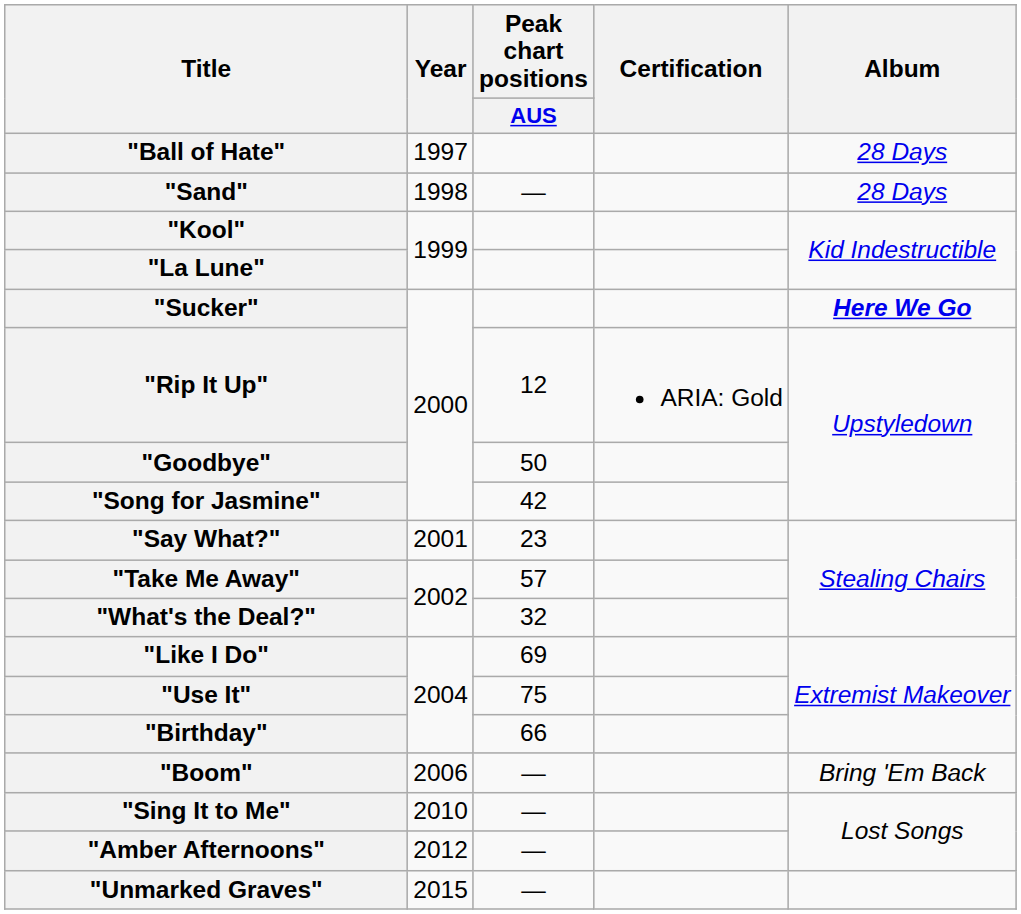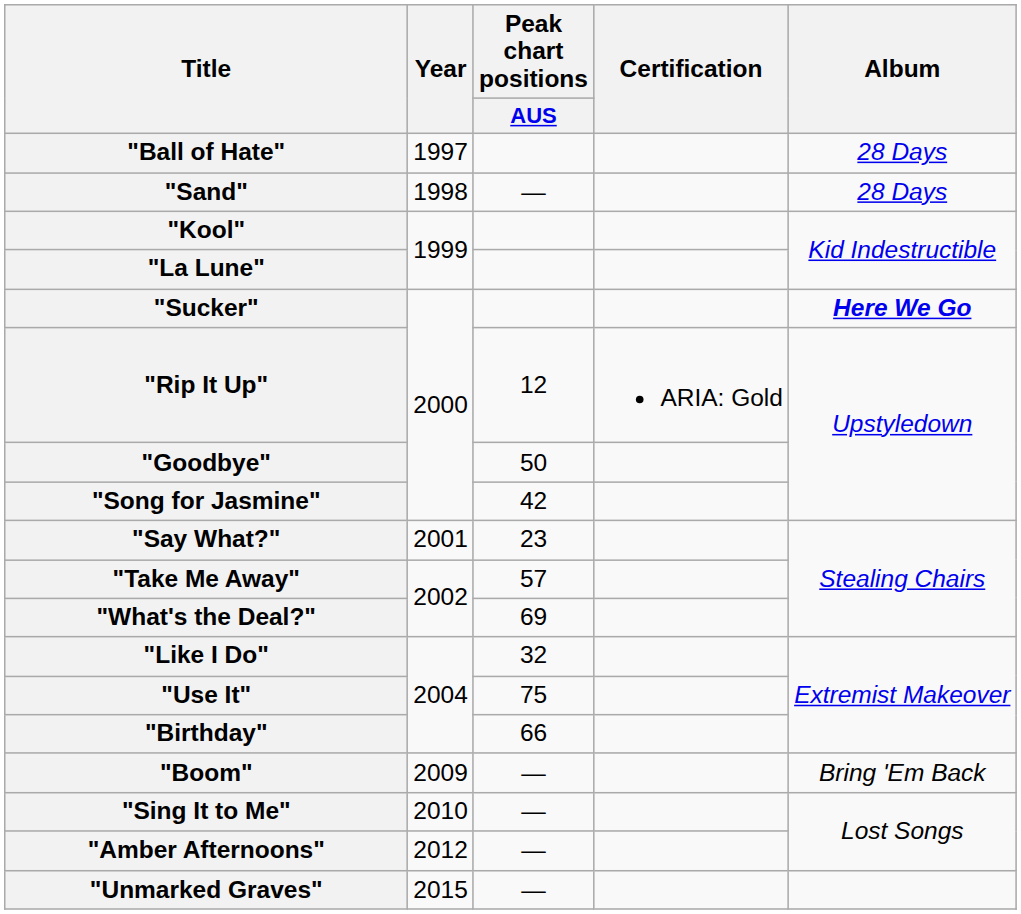(534, 617) 32 -> (534, 617) 69
(534, 656) 69 -> (534, 656) 32
(441, 772) 2006 -> (441, 772) 2009
